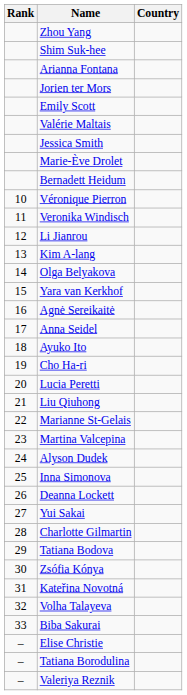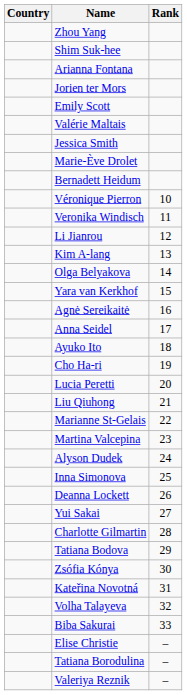columns swapped: (21, 13) <-> (158, 13)
